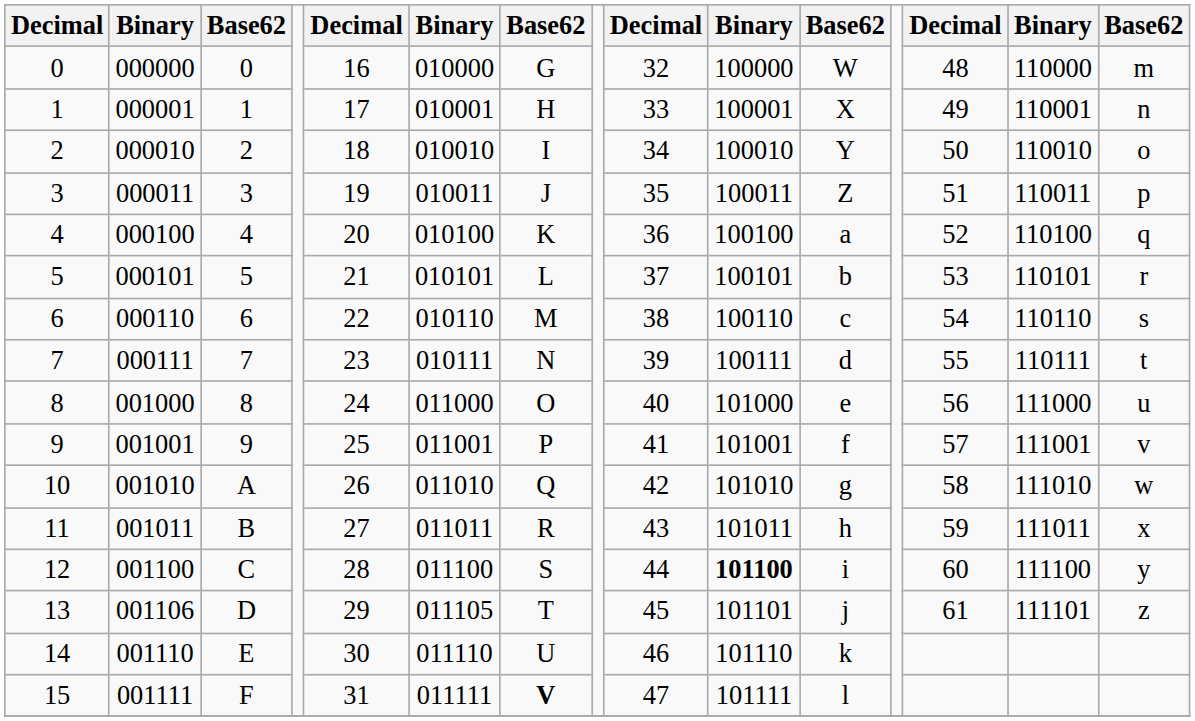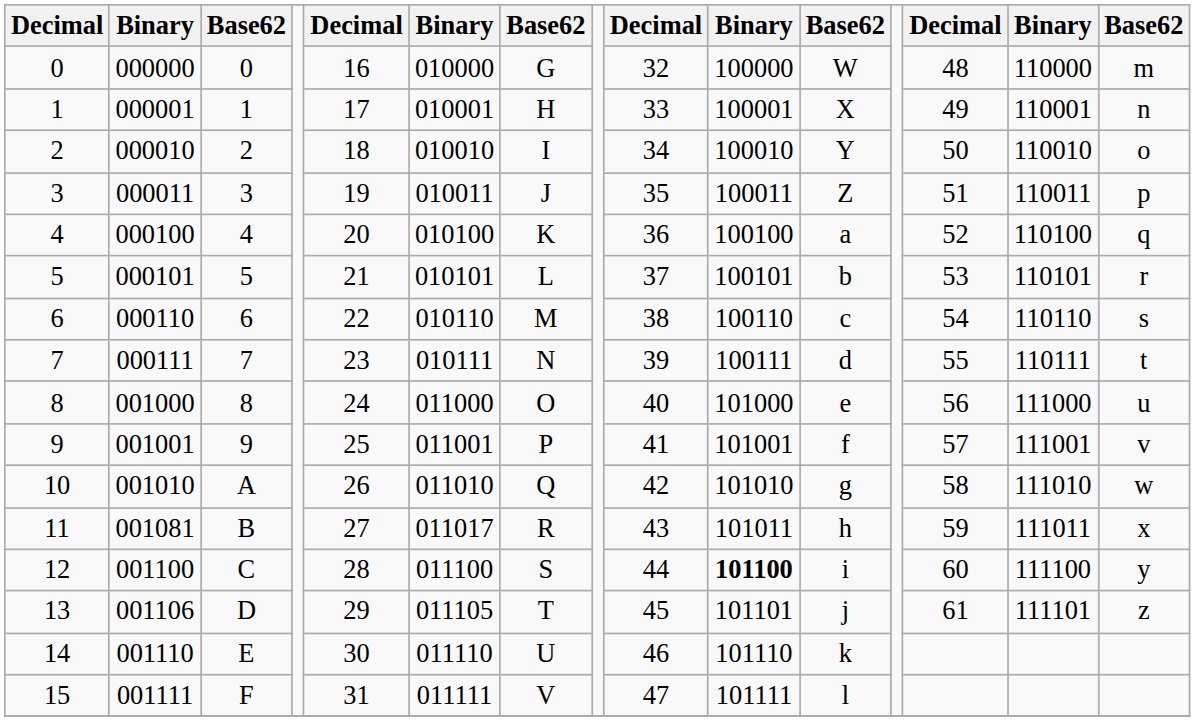(155, 527) 001011 -> (155, 527) 001081
(455, 527) 011011 -> (455, 527) 011017
(546, 695) bold -> (546, 695) normal
